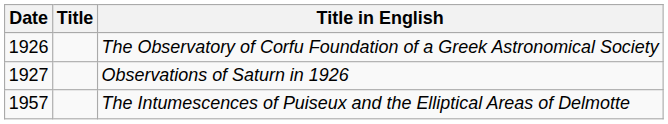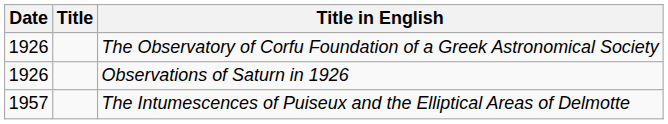(29, 75) 1927 -> (29, 75) 1926
